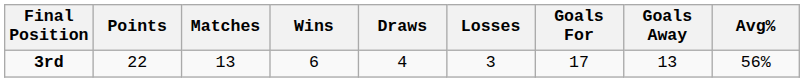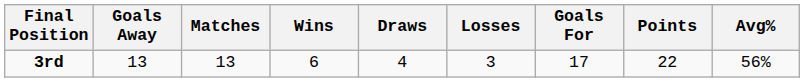columns swapped: (137, 28) <-> (667, 28)
